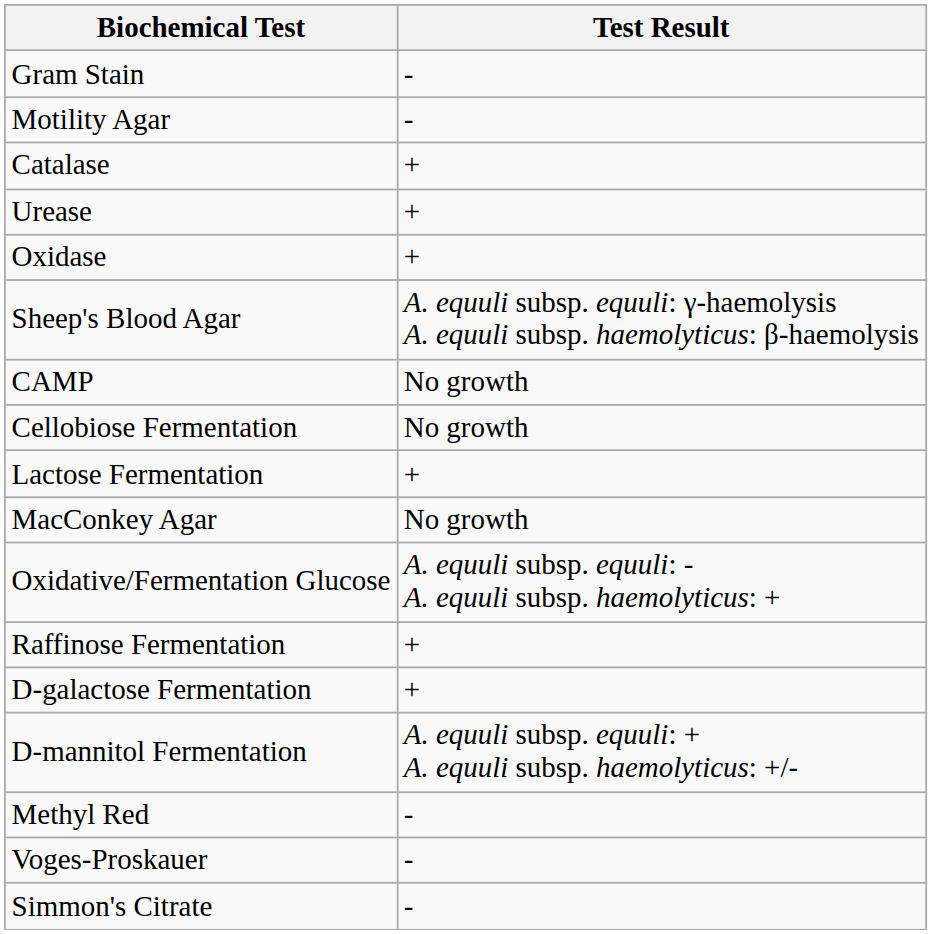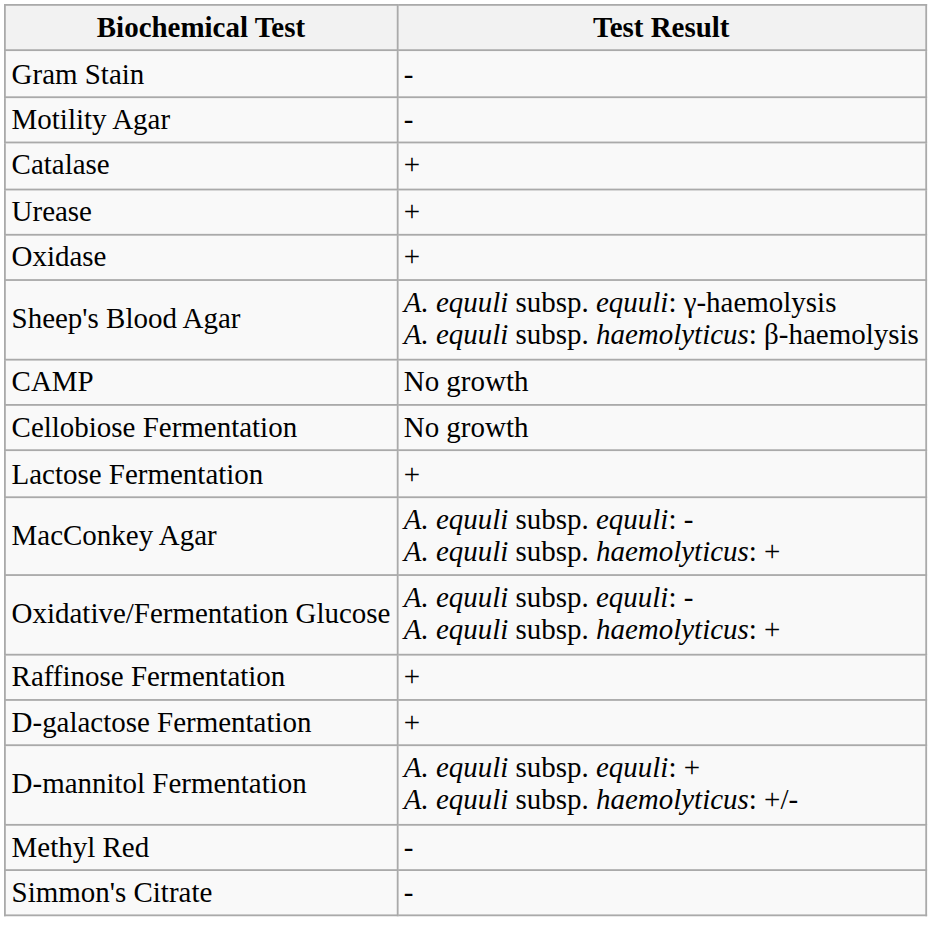(466, 519) No growth -> (592, 535) A. equuli subsp. equuli: - A. equuli subsp. haemolyticus: +
- row: (109, 860)
